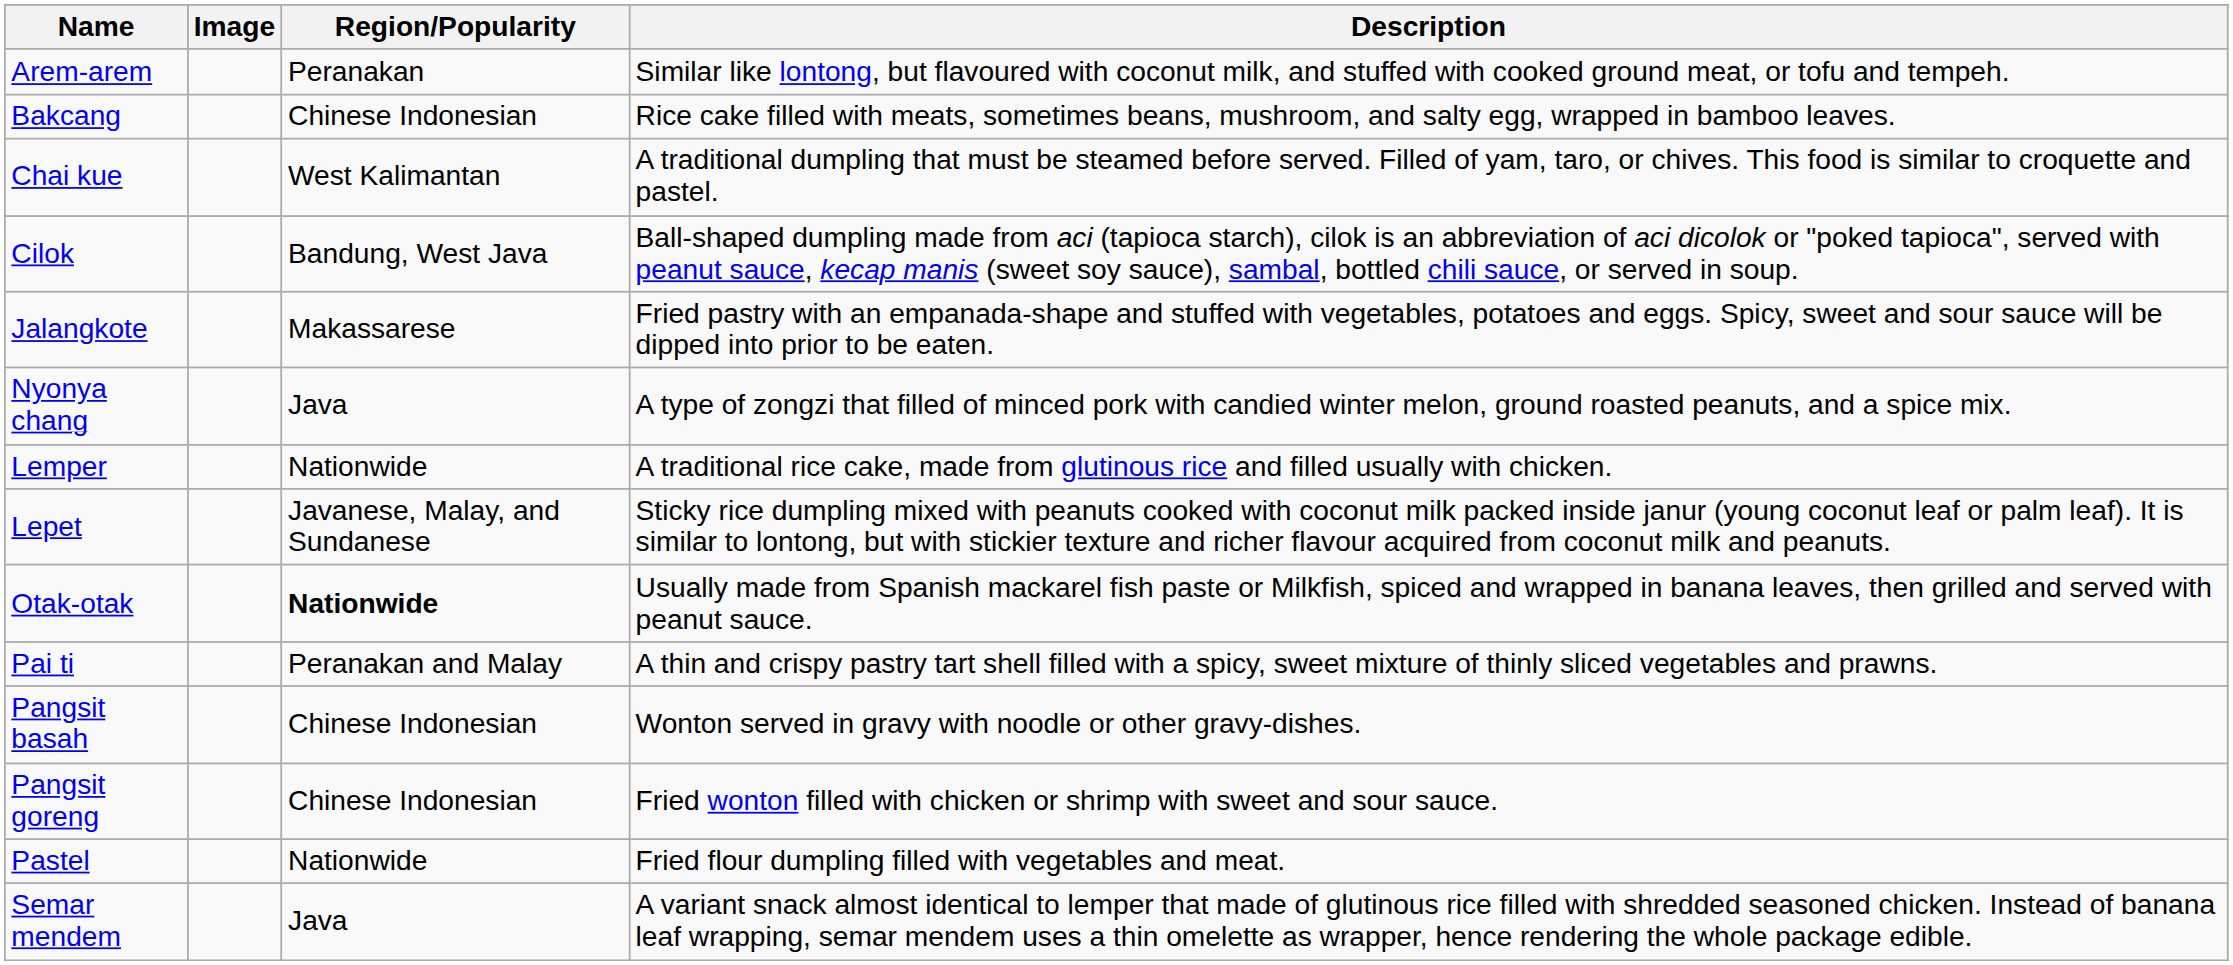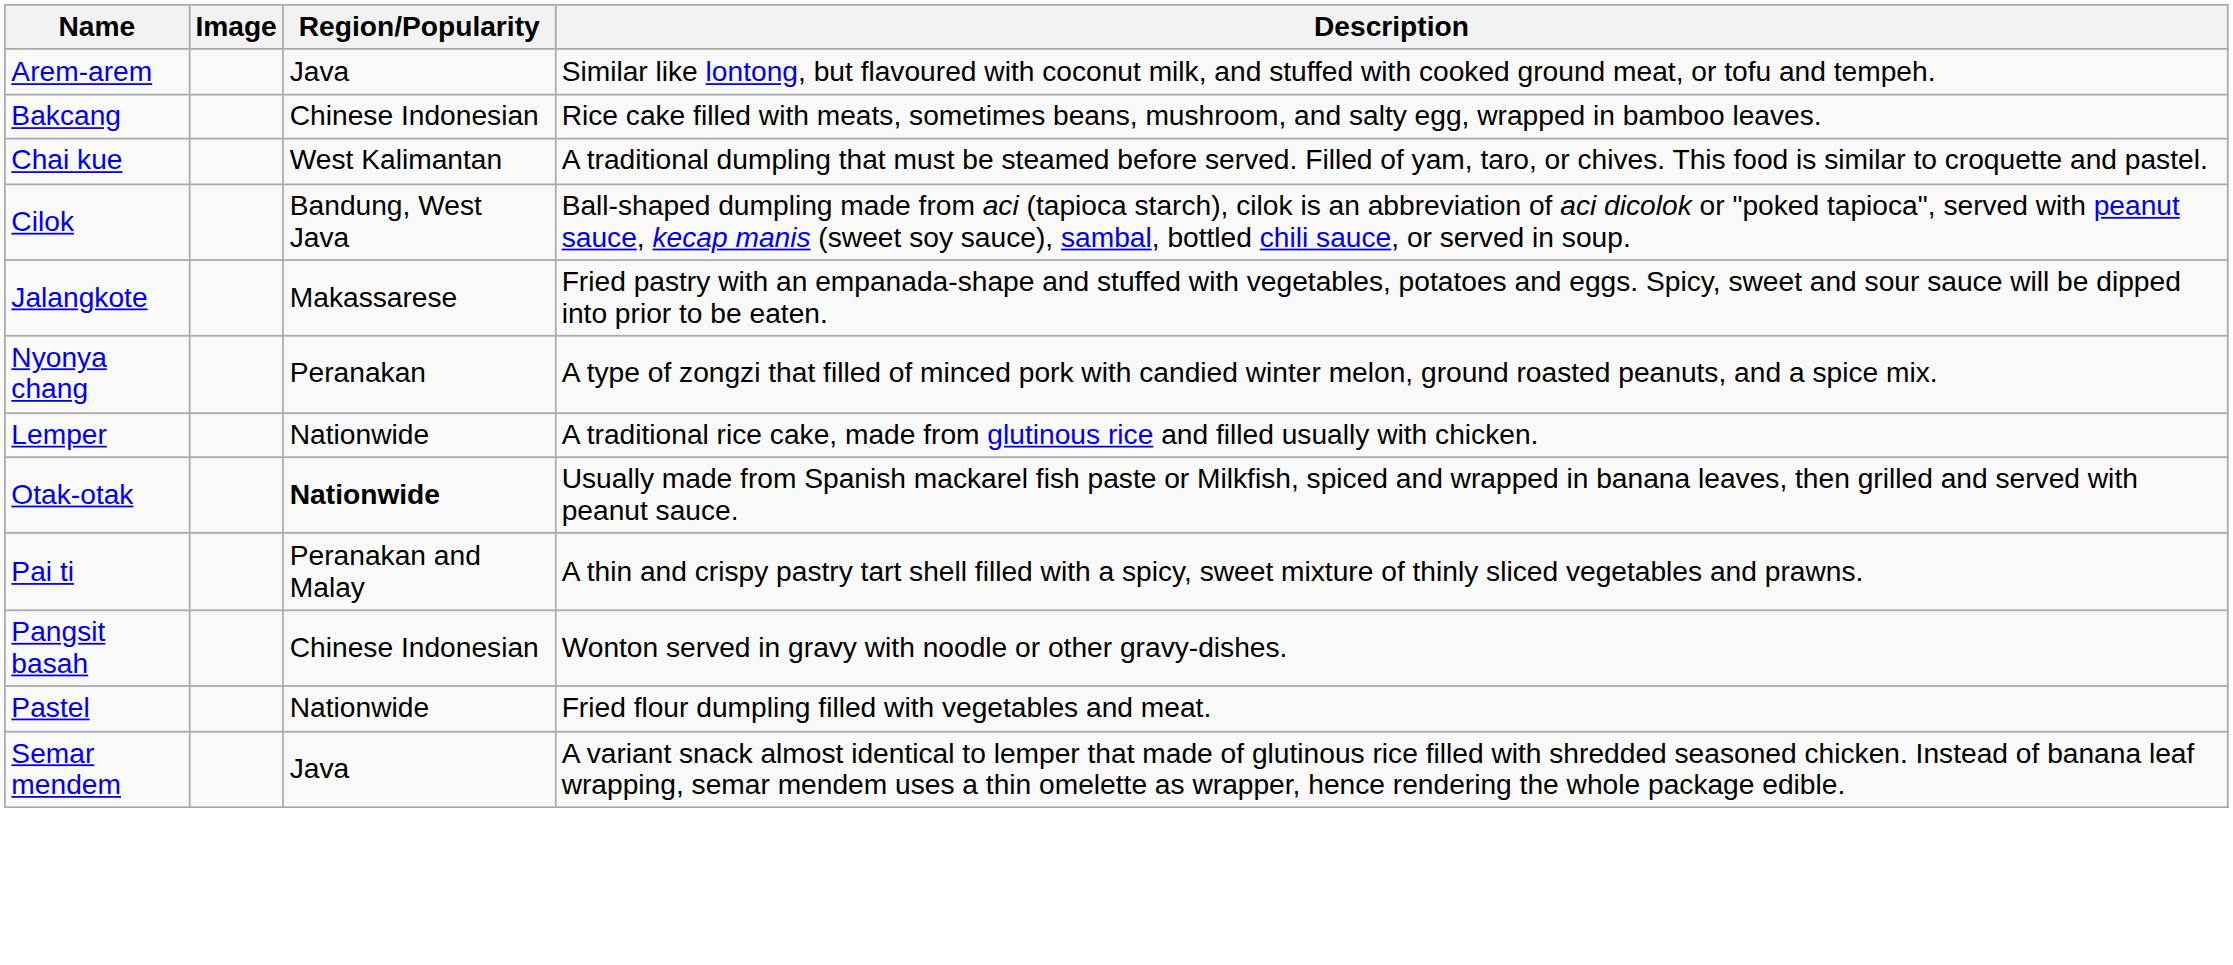(356, 71) Peranakan -> (320, 71) Java
(318, 405) Java -> (358, 373) Peranakan
- row: (47, 526)
- row: (58, 800)
